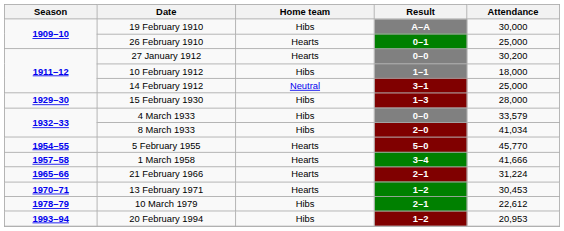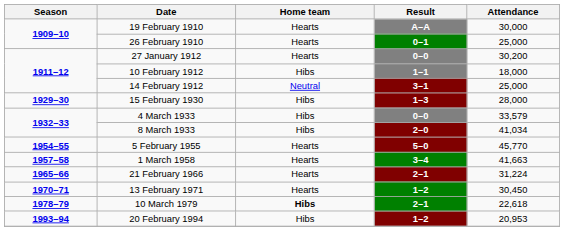(305, 27) Hibs -> (305, 27) Hearts
(513, 159) 41,666 -> (513, 159) 41,663
(513, 189) 30,453 -> (513, 189) 30,450
(305, 204) normal -> (305, 204) bold
(513, 204) 22,612 -> (513, 204) 22,618
